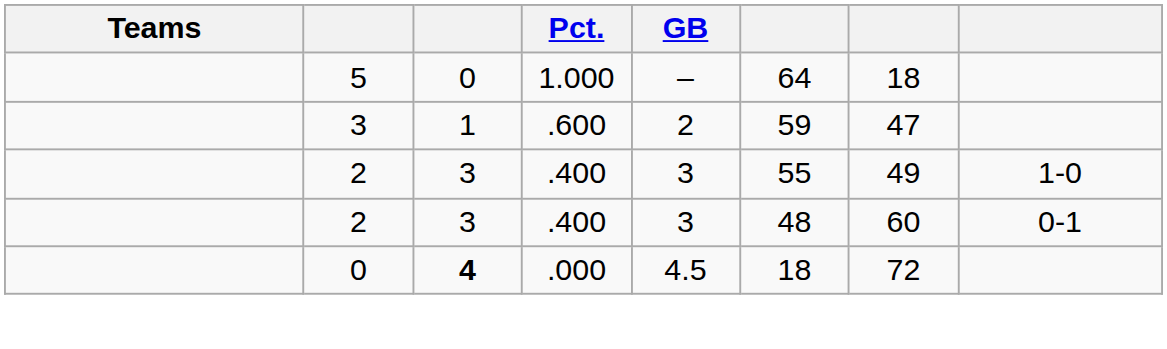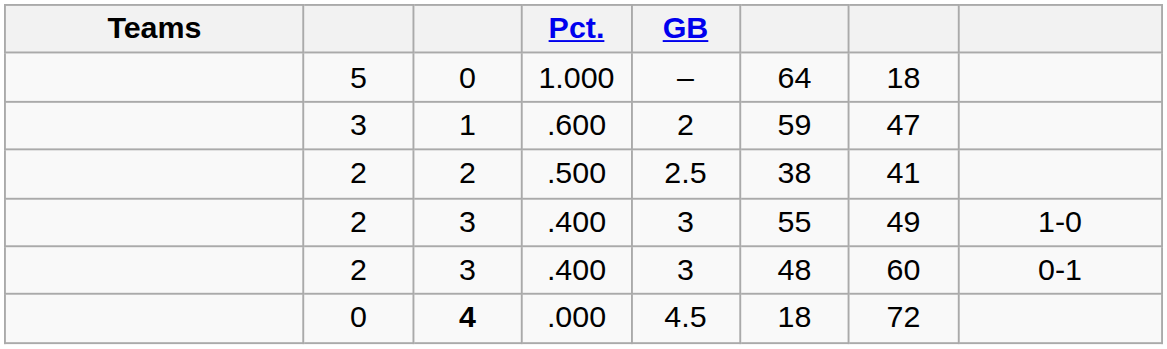+ row: (358, 173)
